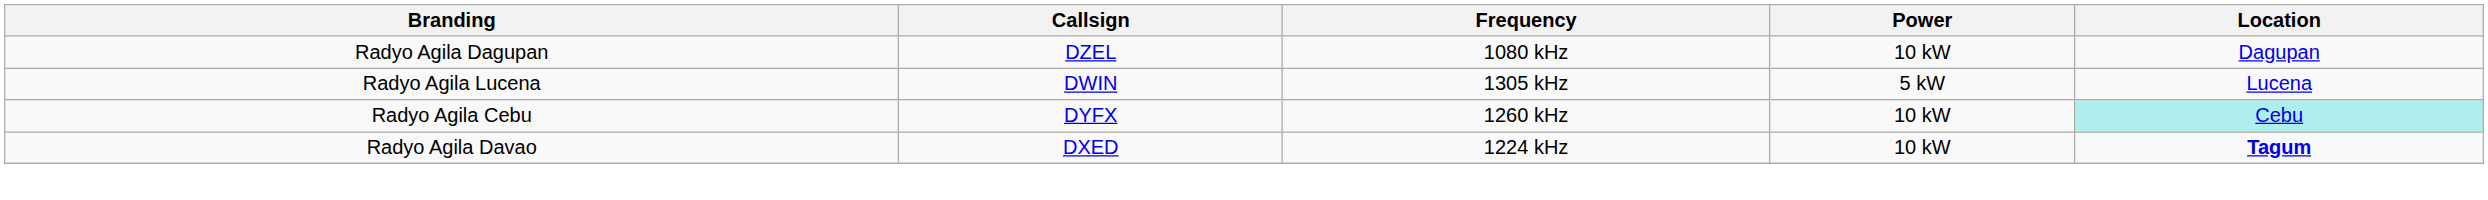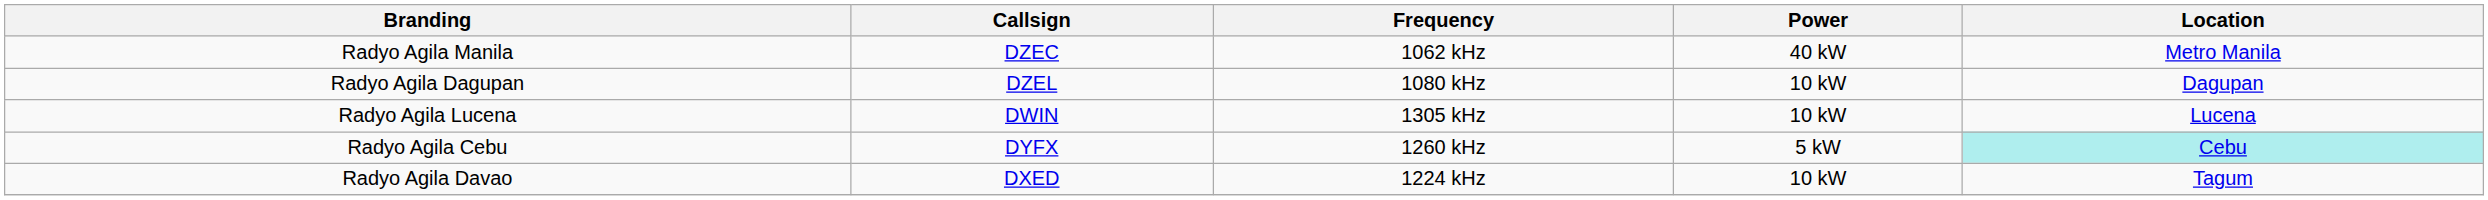+ row: (427, 52)
(1922, 83) 5 kW -> (1818, 115) 10 kW
(1922, 115) 10 kW -> (1818, 147) 5 kW
(2279, 147) bold -> (2223, 178) normal
